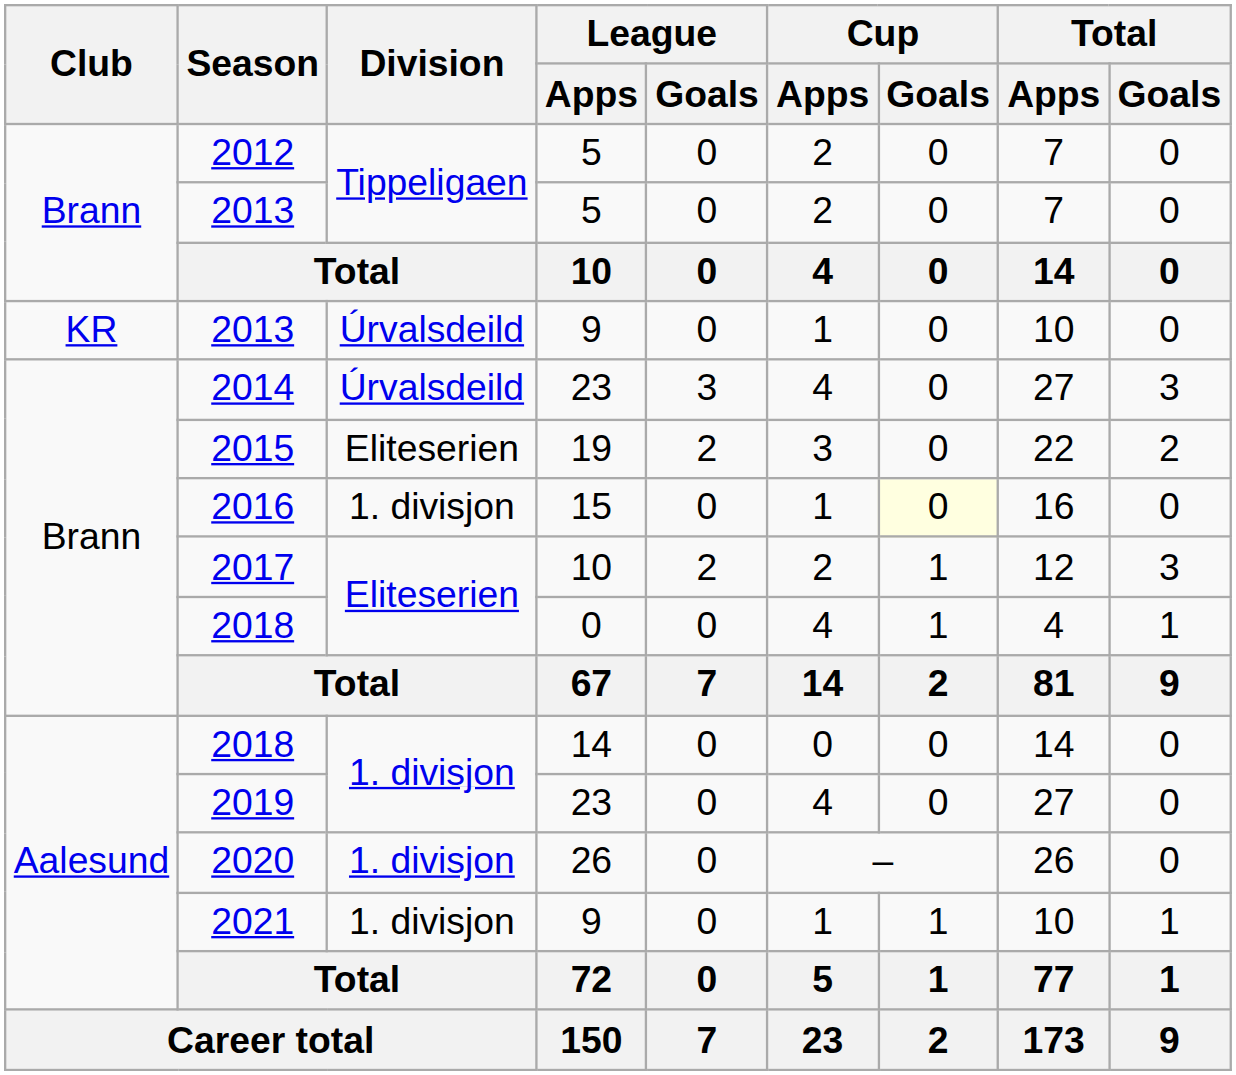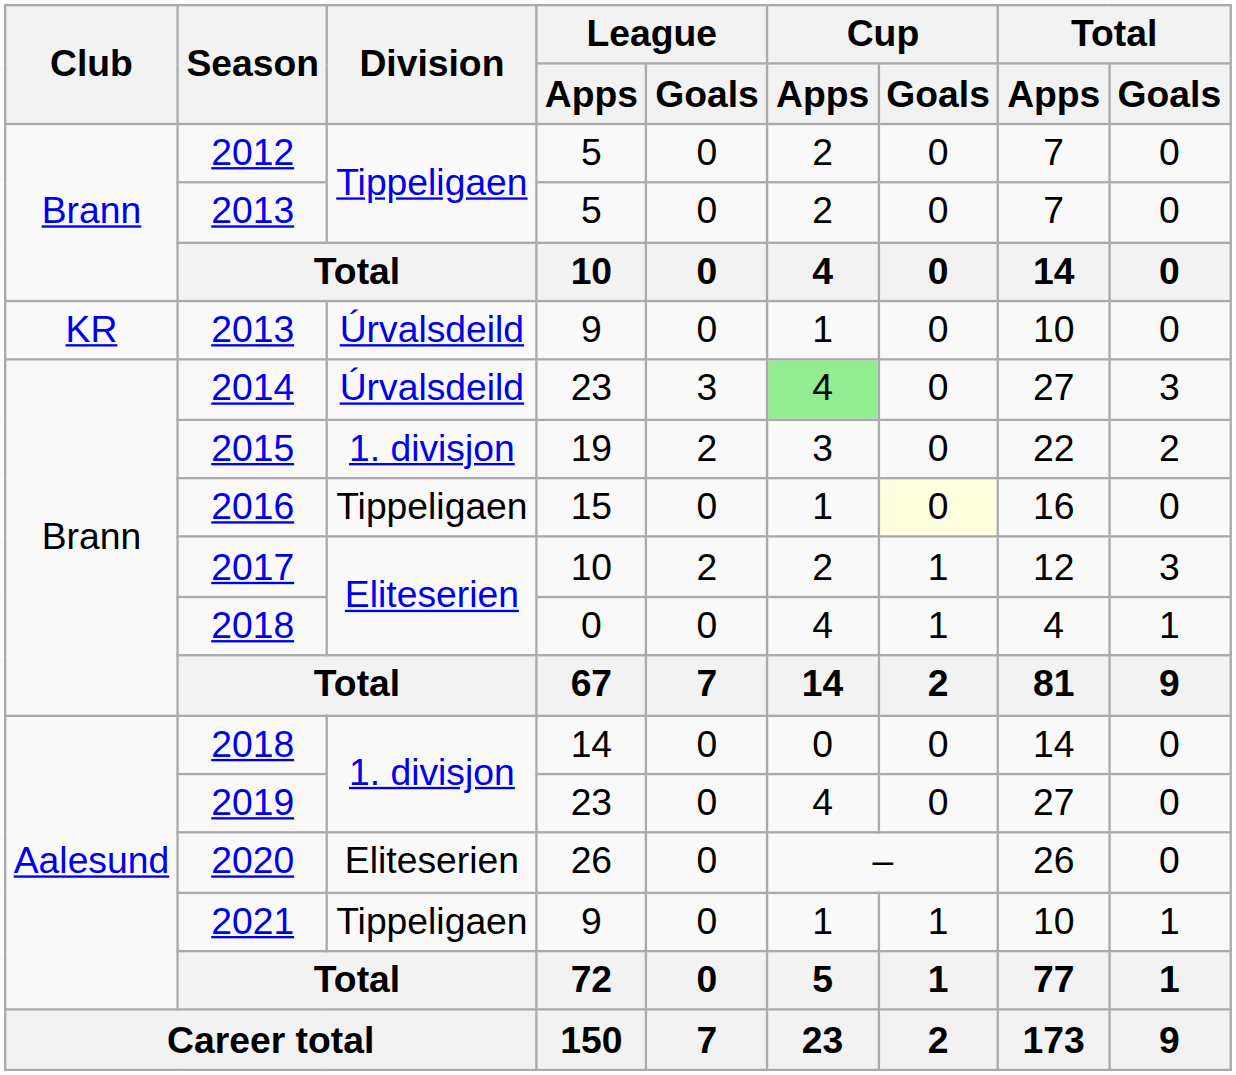(823, 388) no background -> (823, 388) lightgreen background
(432, 447) Eliteserien -> (432, 447) 1. divisjon
(432, 507) 1. divisjon -> (432, 507) Tippeligaen
(432, 861) 1. divisjon -> (432, 861) Eliteserien
(432, 920) 1. divisjon -> (432, 920) Tippeligaen
